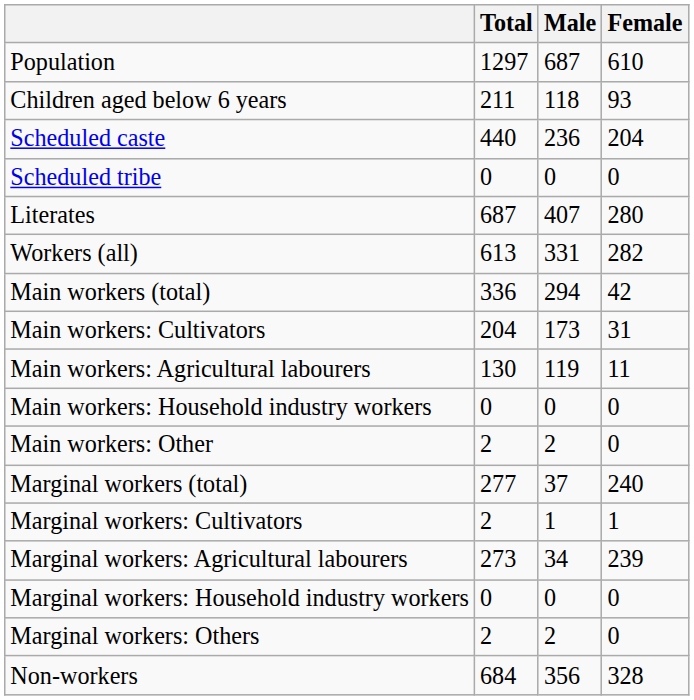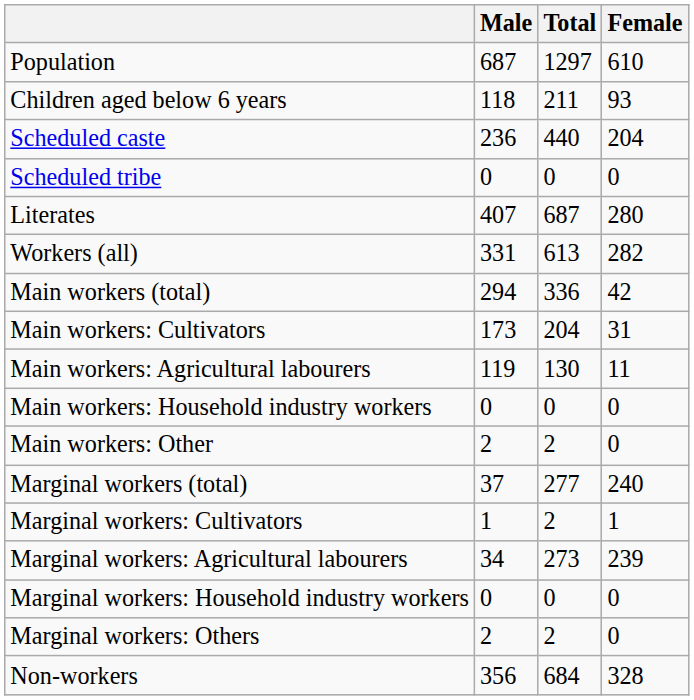columns swapped: (506, 23) <-> (570, 23)
